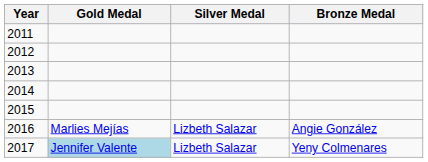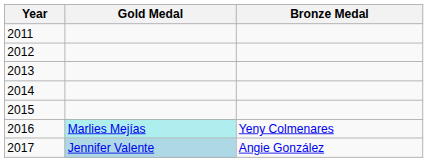- column: (230, 14)
(90, 129) no background -> (107, 129) paleturquoise background
(334, 129) Angie González -> (286, 129) Yeny Colmenares
(339, 148) Yeny Colmenares -> (281, 148) Angie González
